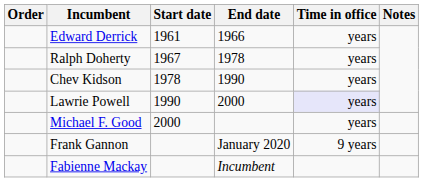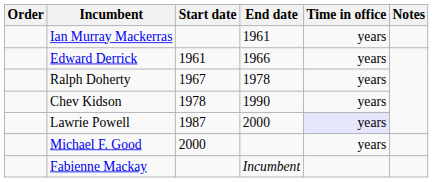+ row: (111, 36)
(167, 101) 1990 -> (192, 123) 1987
- row: (89, 144)
